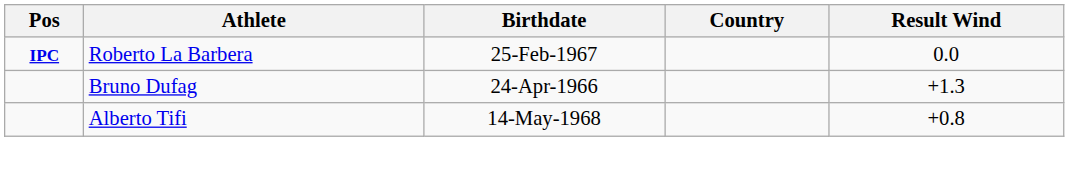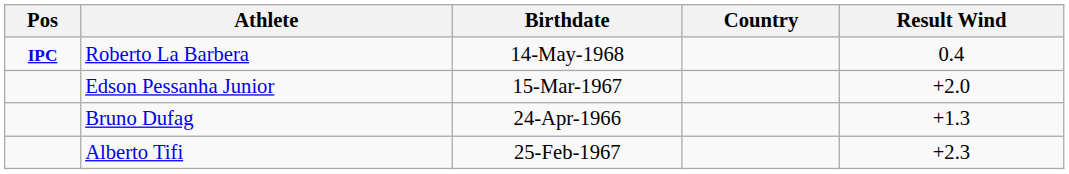(544, 53) 25-Feb-1967 -> (567, 53) 14-May-1968
(946, 53) 0.0 -> (951, 53) 0.4
+ row: (180, 86)
(544, 119) 14-May-1968 -> (567, 151) 25-Feb-1967
(946, 119) +0.8 -> (951, 151) +2.3
